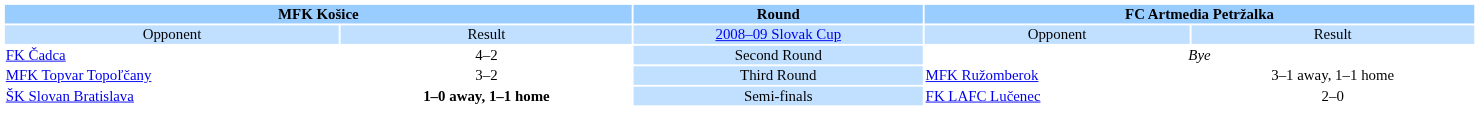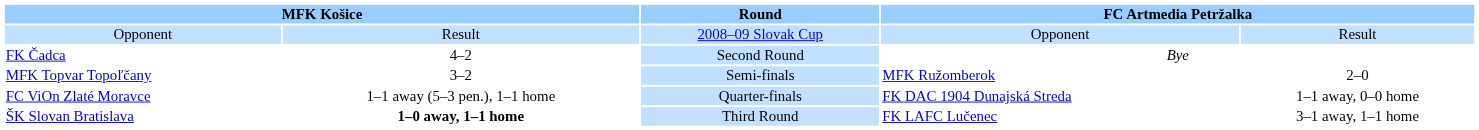(778, 75) Third Round -> (760, 75) Semi-finals
(1333, 75) 3–1 away, 1–1 home -> (1357, 75) 2–0
+ row: (78, 96)
(778, 96) Semi-finals -> (760, 116) Third Round
(1333, 96) 2–0 -> (1357, 116) 3–1 away, 1–1 home
